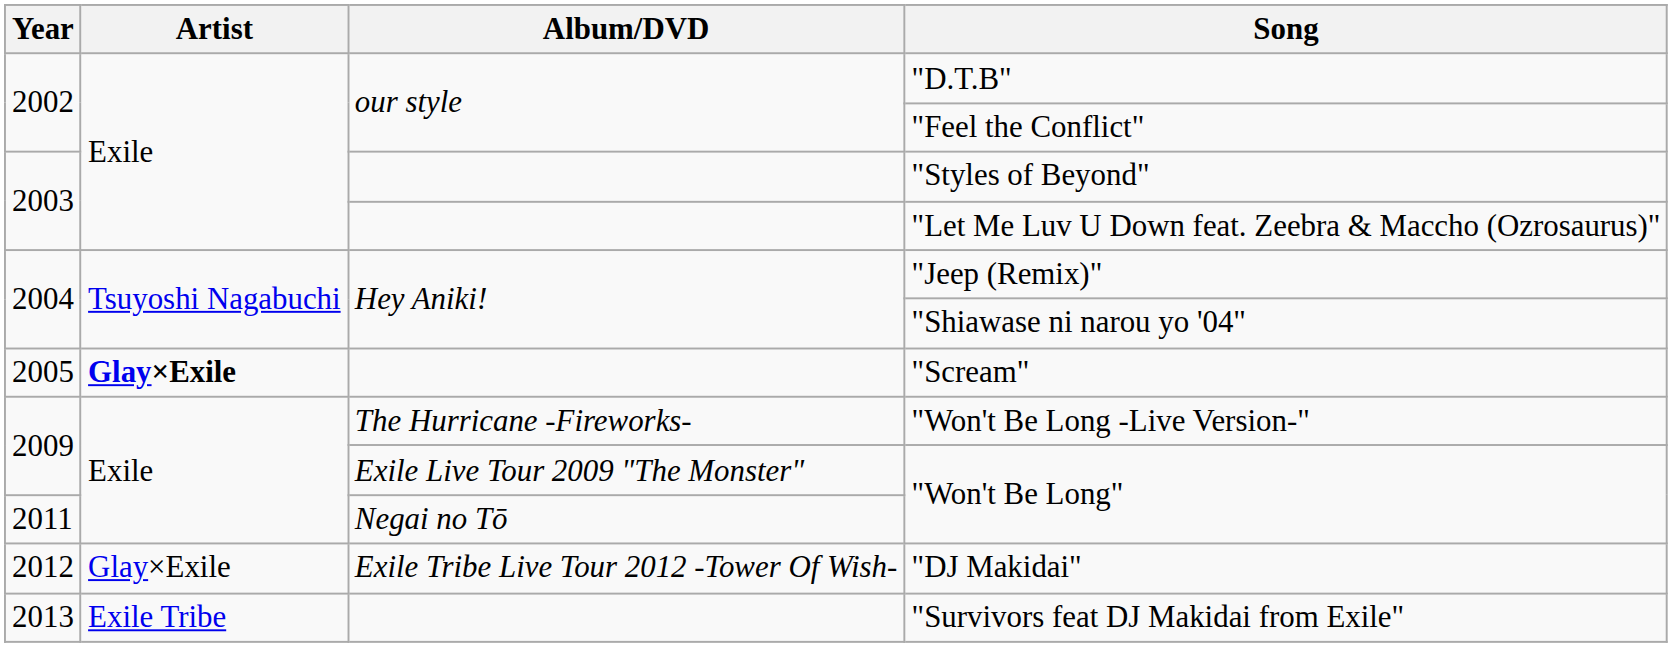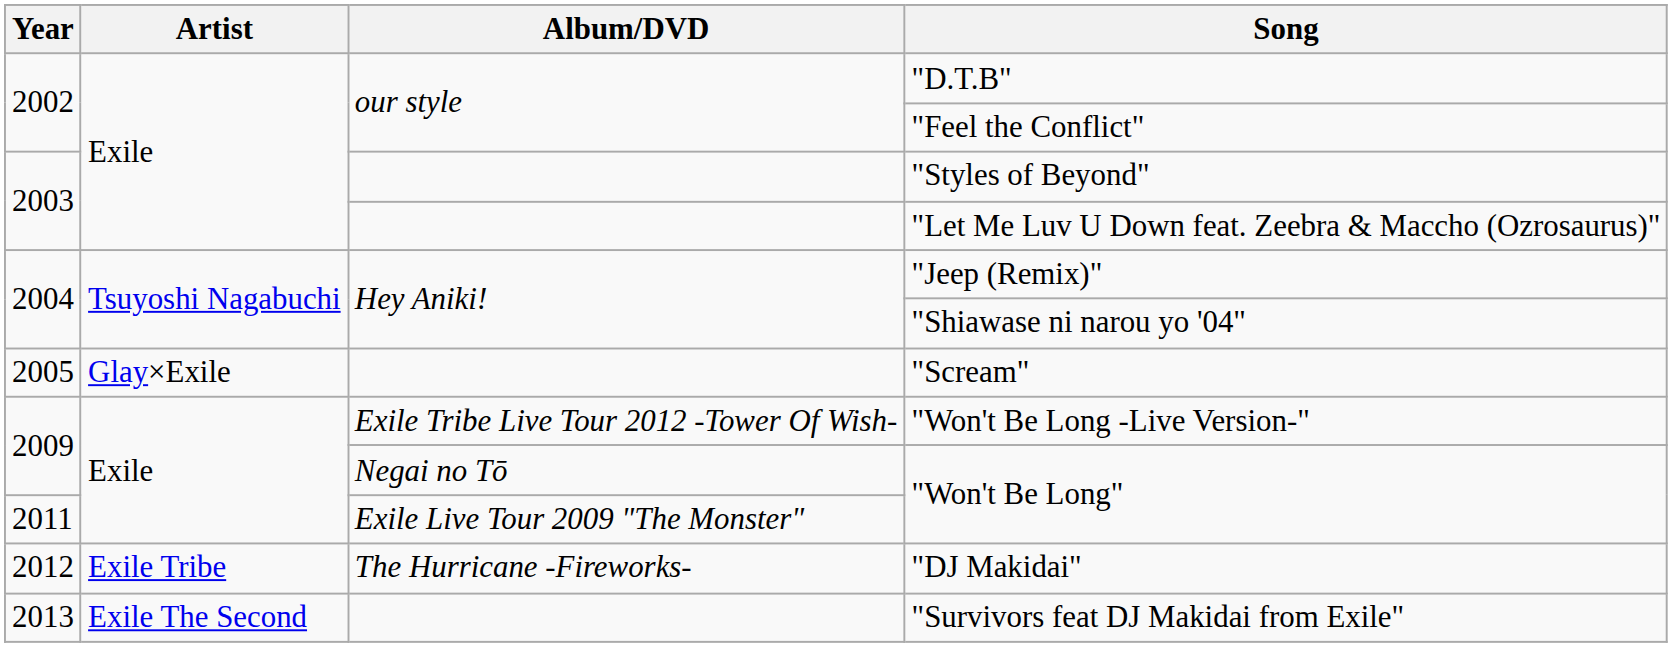(162, 371) bold -> (159, 371) normal
(523, 420) The Hurricane -Fireworks- -> (626, 420) Exile Tribe Live Tour 2012 -Tower Of Wish-
(580, 469) Exile Live Tour 2009 "The Monster" -> (431, 469) Negai no Tō
(431, 518) Negai no Tō -> (580, 518) Exile Live Tour 2009 "The Monster"
(159, 567) Glay×Exile -> (157, 567) Exile Tribe
(626, 567) Exile Tribe Live Tour 2012 -Tower Of Wish- -> (523, 567) The Hurricane -Fireworks-
(157, 616) Exile Tribe -> (198, 616) Exile The Second
